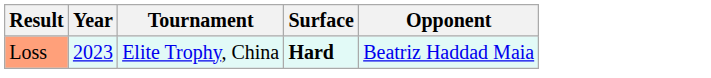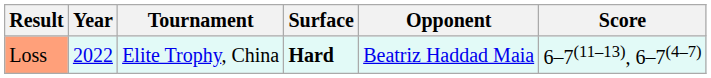+ column: (623, 20)
(93, 52) 2023 -> (93, 54) 2022
